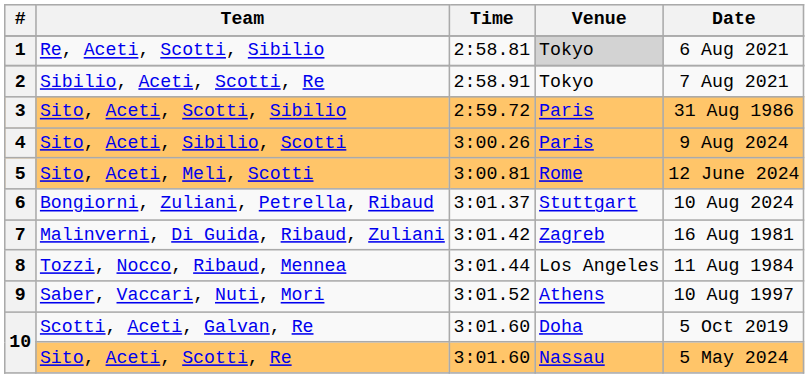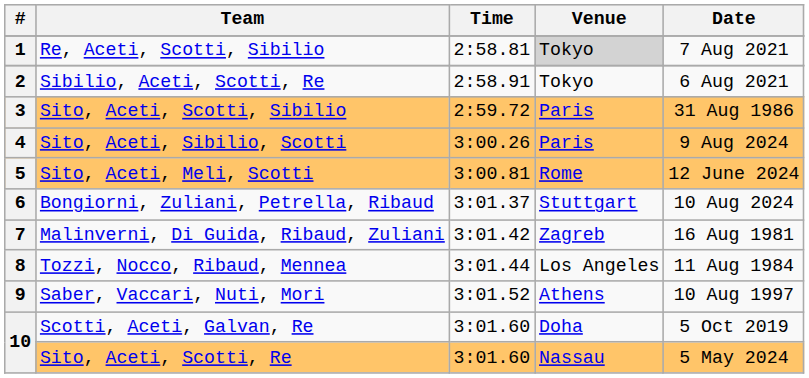(734, 50) 6 Aug 2021 -> (734, 50) 7 Aug 2021
(734, 81) 7 Aug 2021 -> (734, 81) 6 Aug 2021
